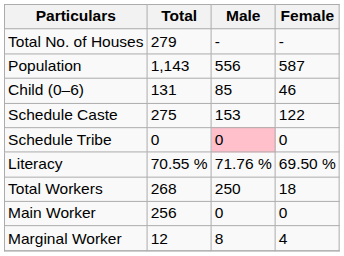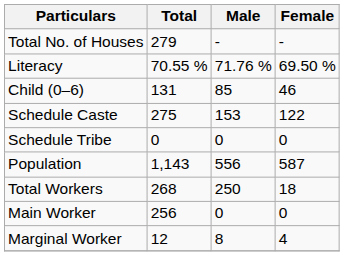rows swapped: (45, 66) <-> (35, 164)
(219, 139) pink background -> (219, 139) no background
